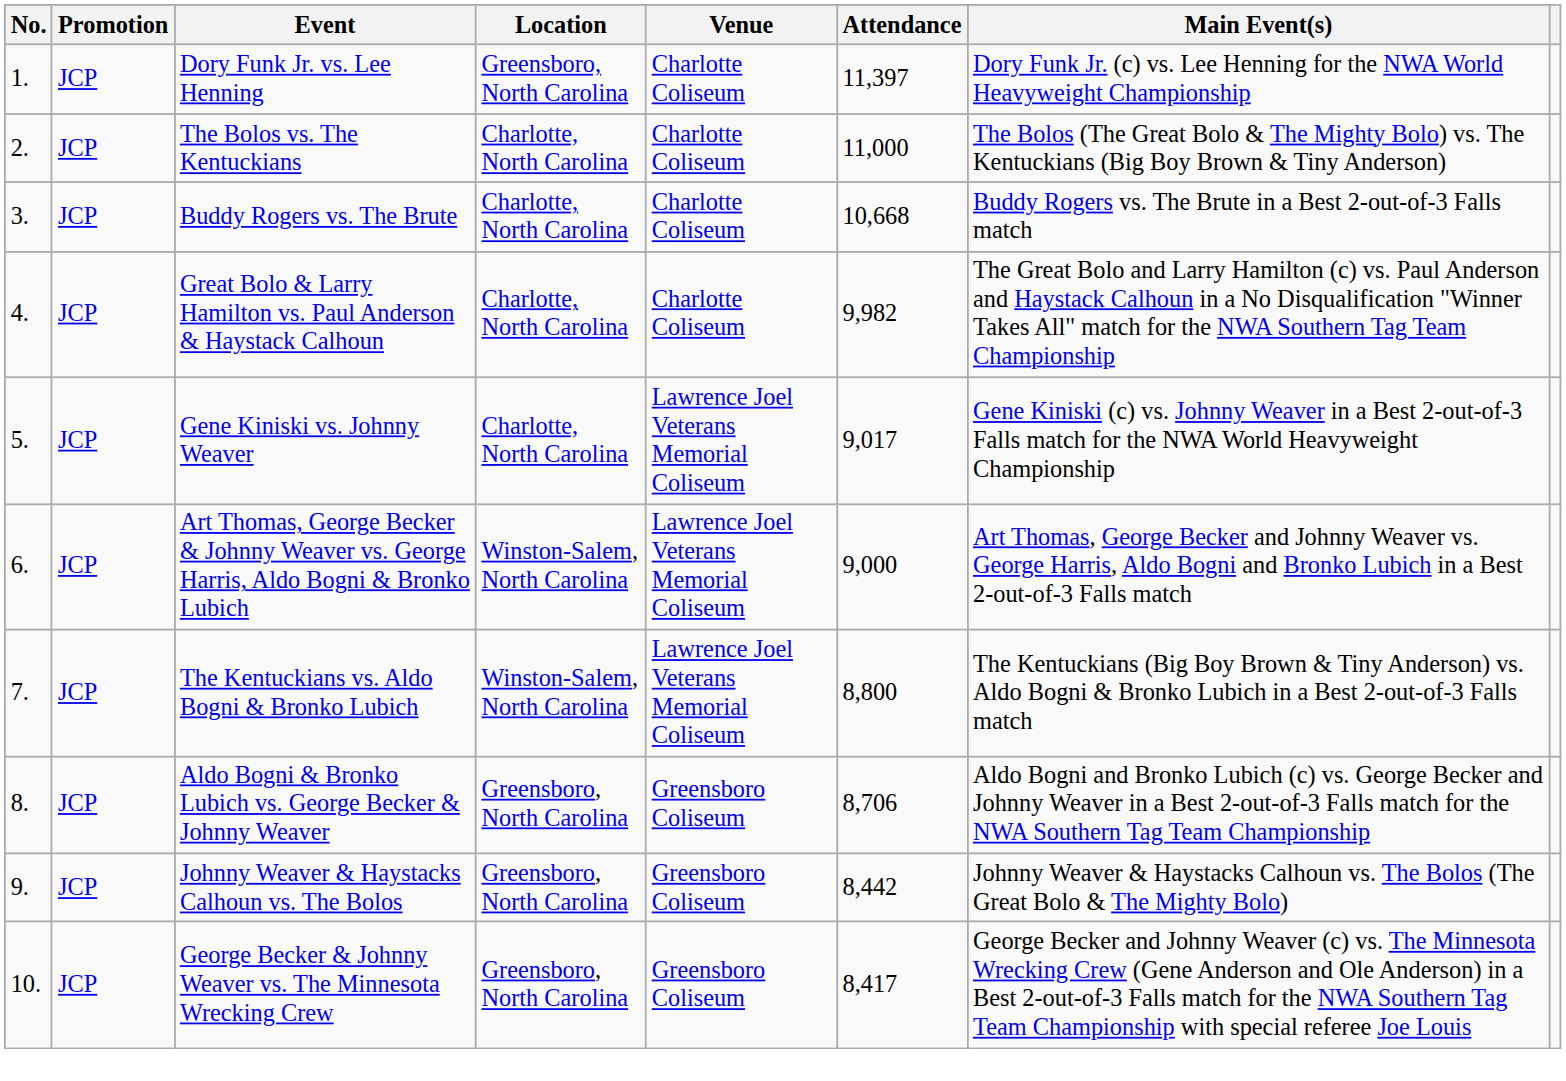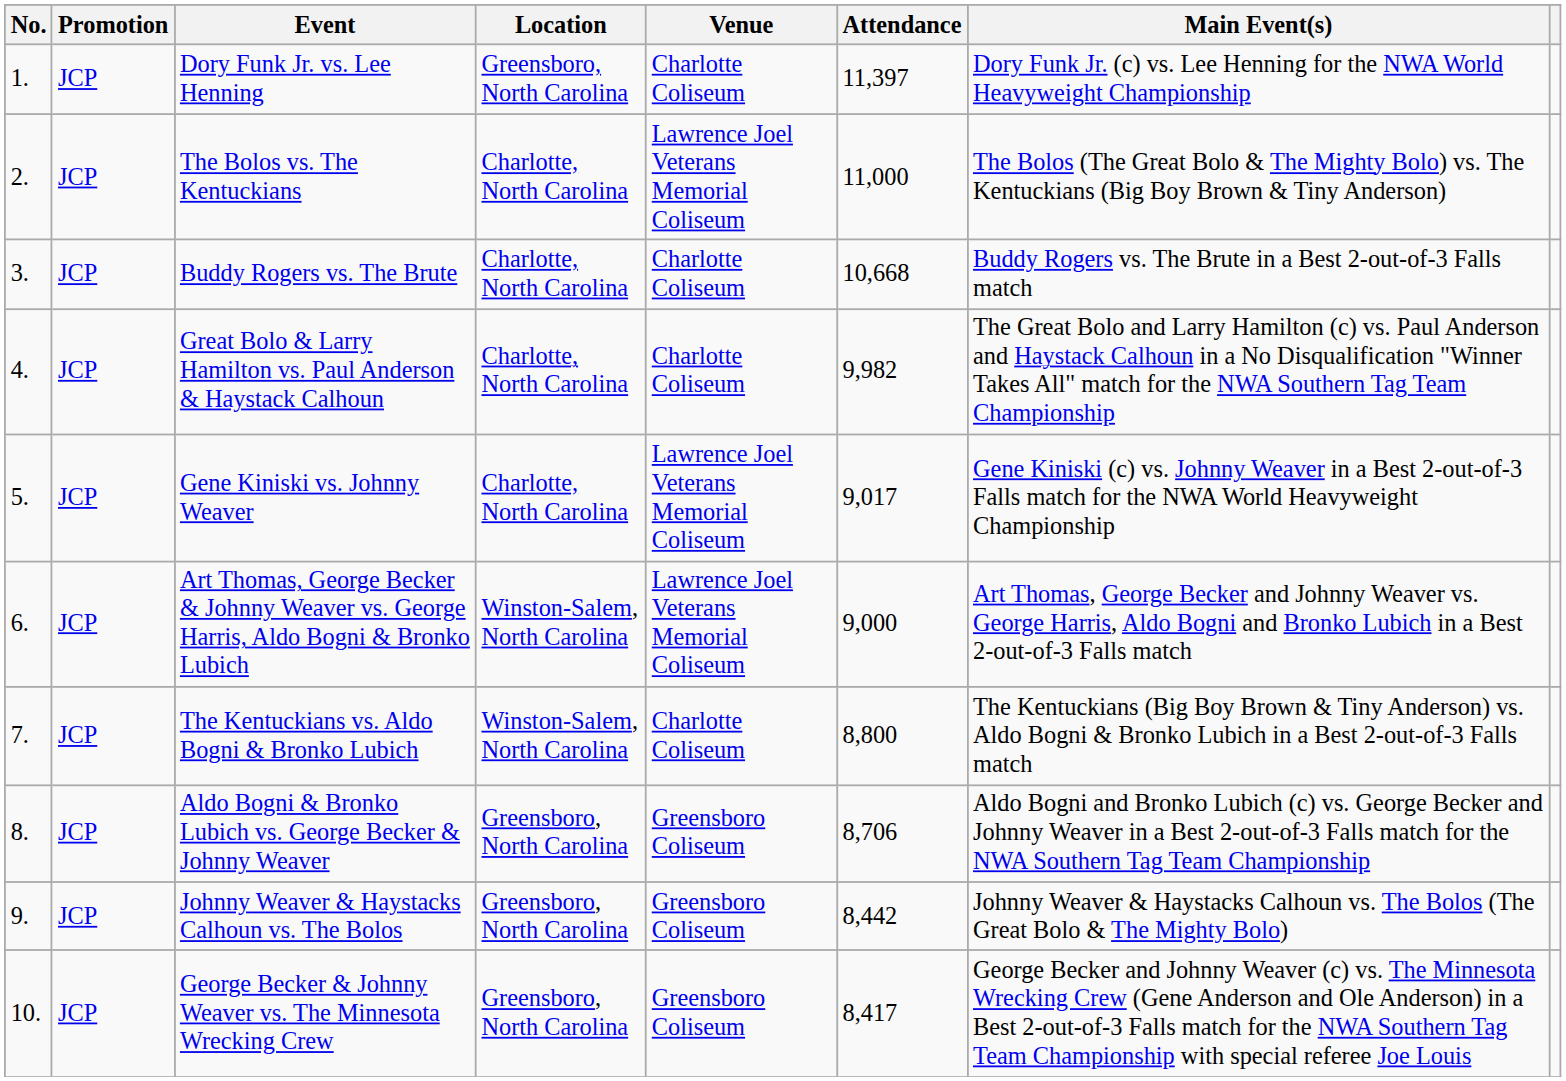(698, 147) Charlotte Coliseum -> (722, 176) Lawrence Joel Veterans Memorial Coliseum
(722, 691) Lawrence Joel Veterans Memorial Coliseum -> (698, 734) Charlotte Coliseum
